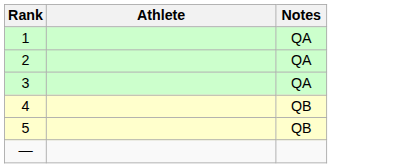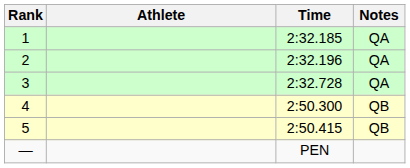+ column: (315, 15)
